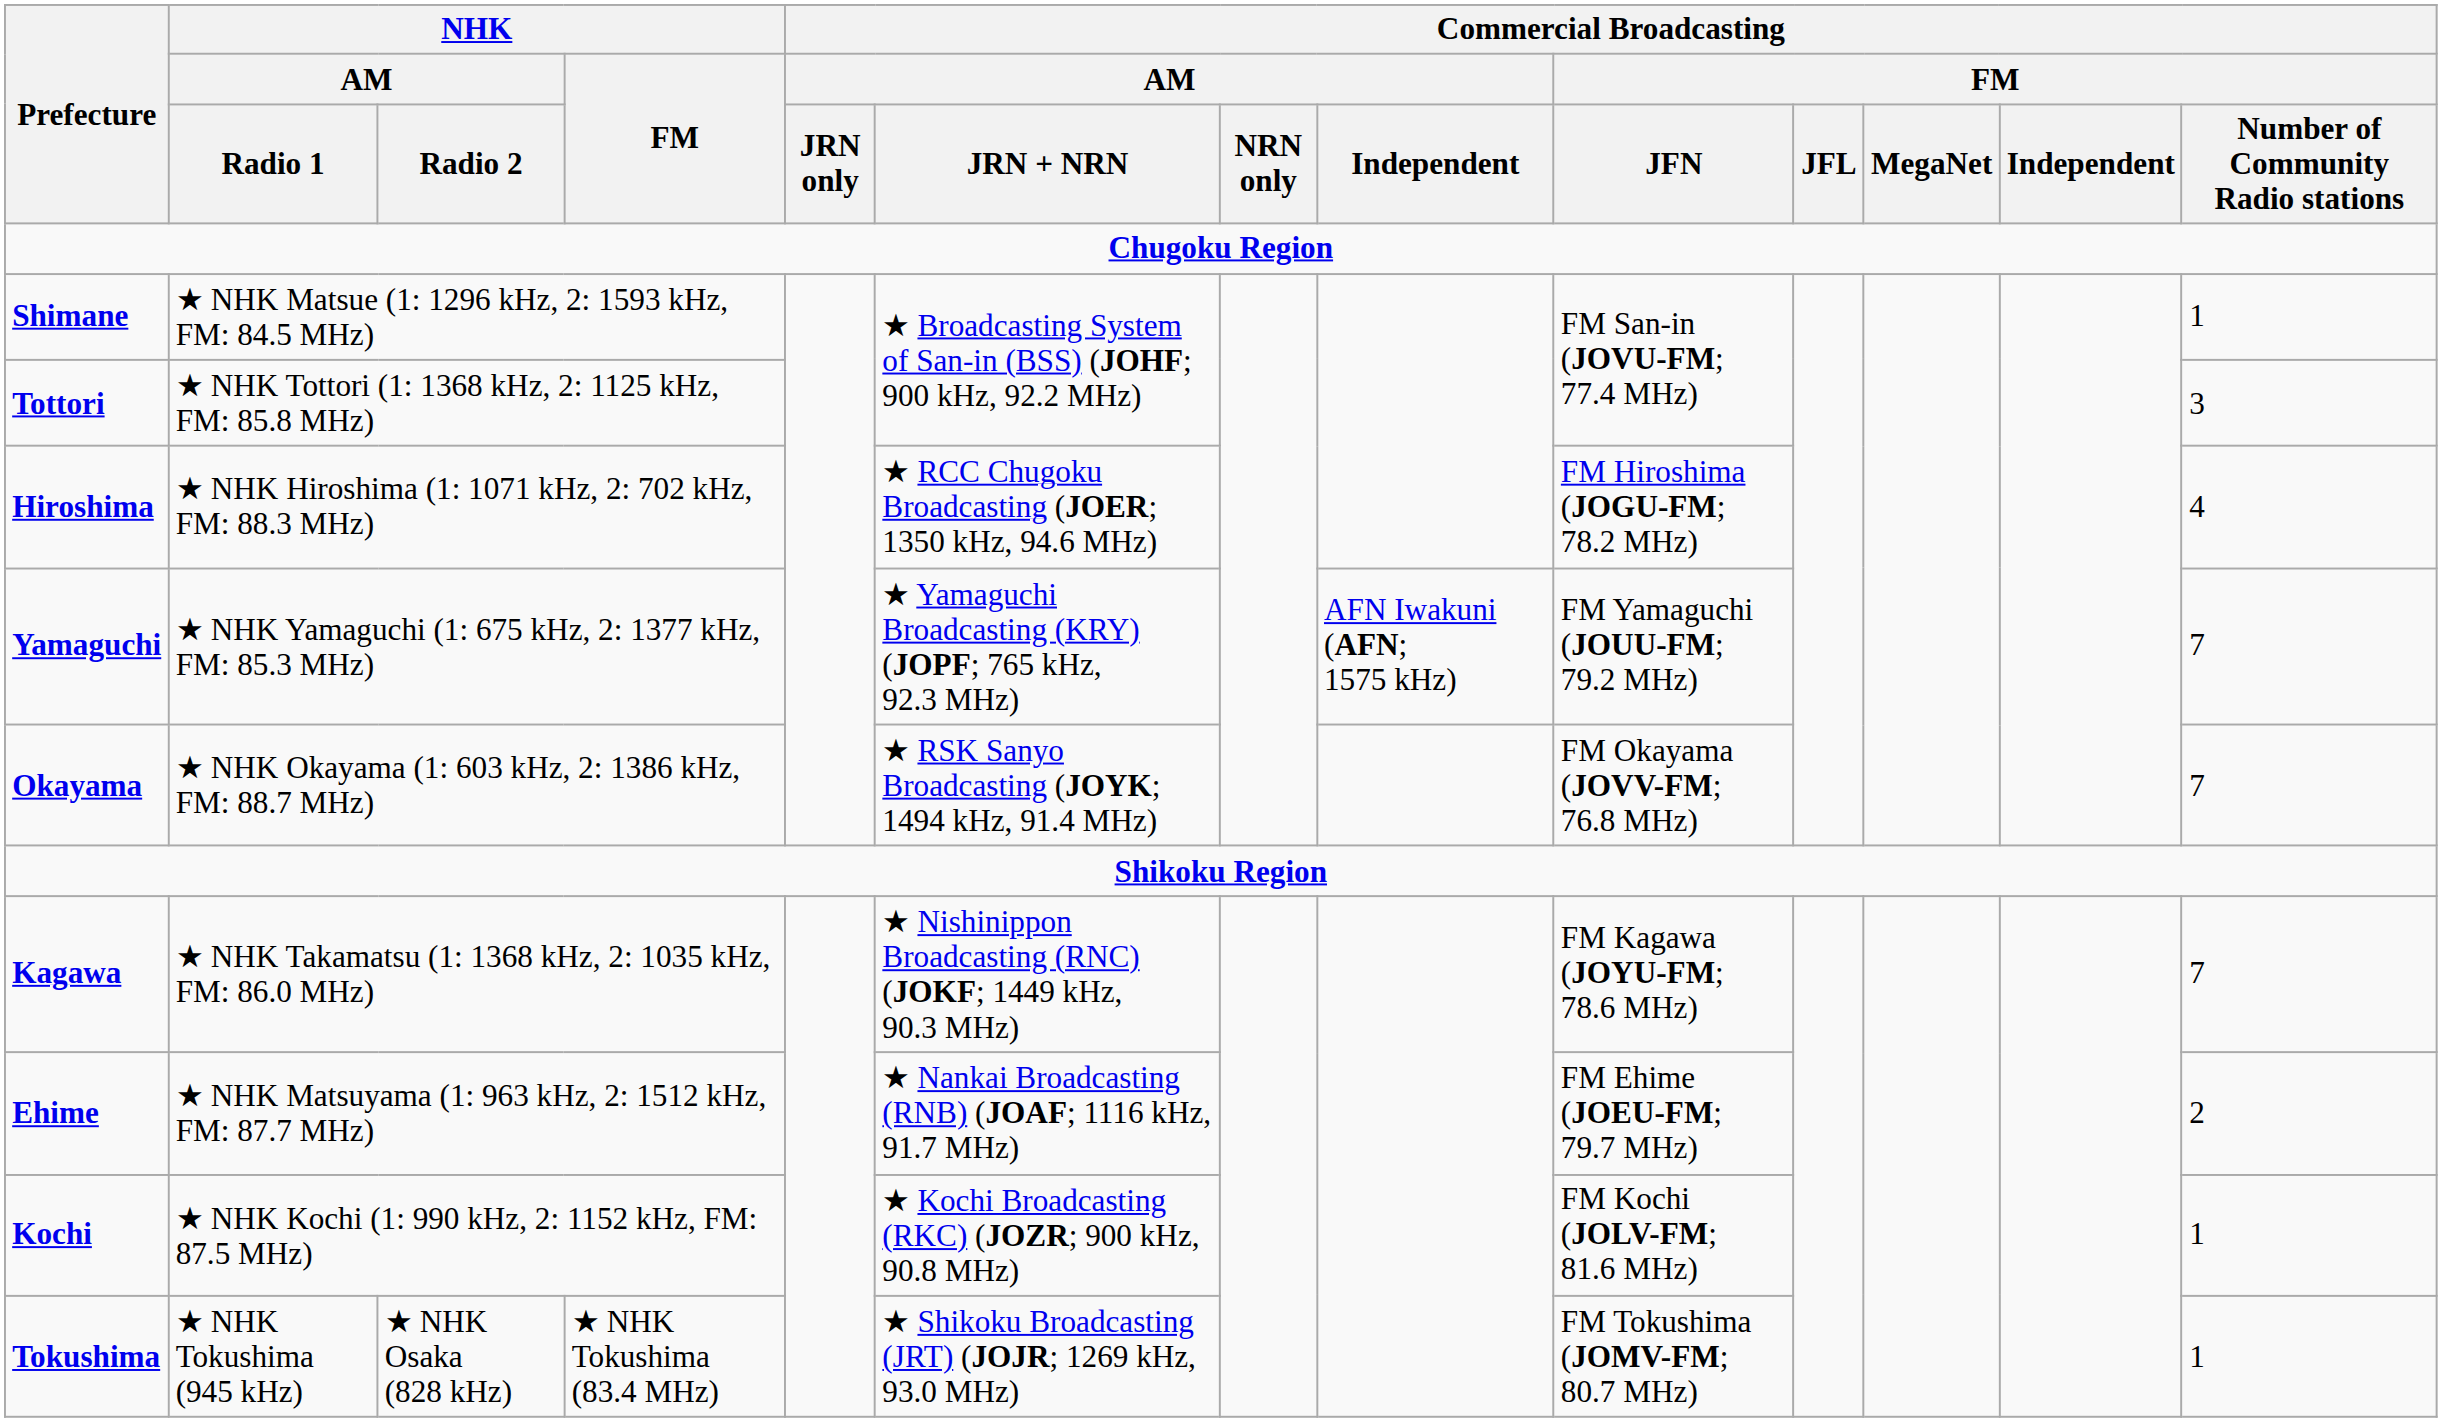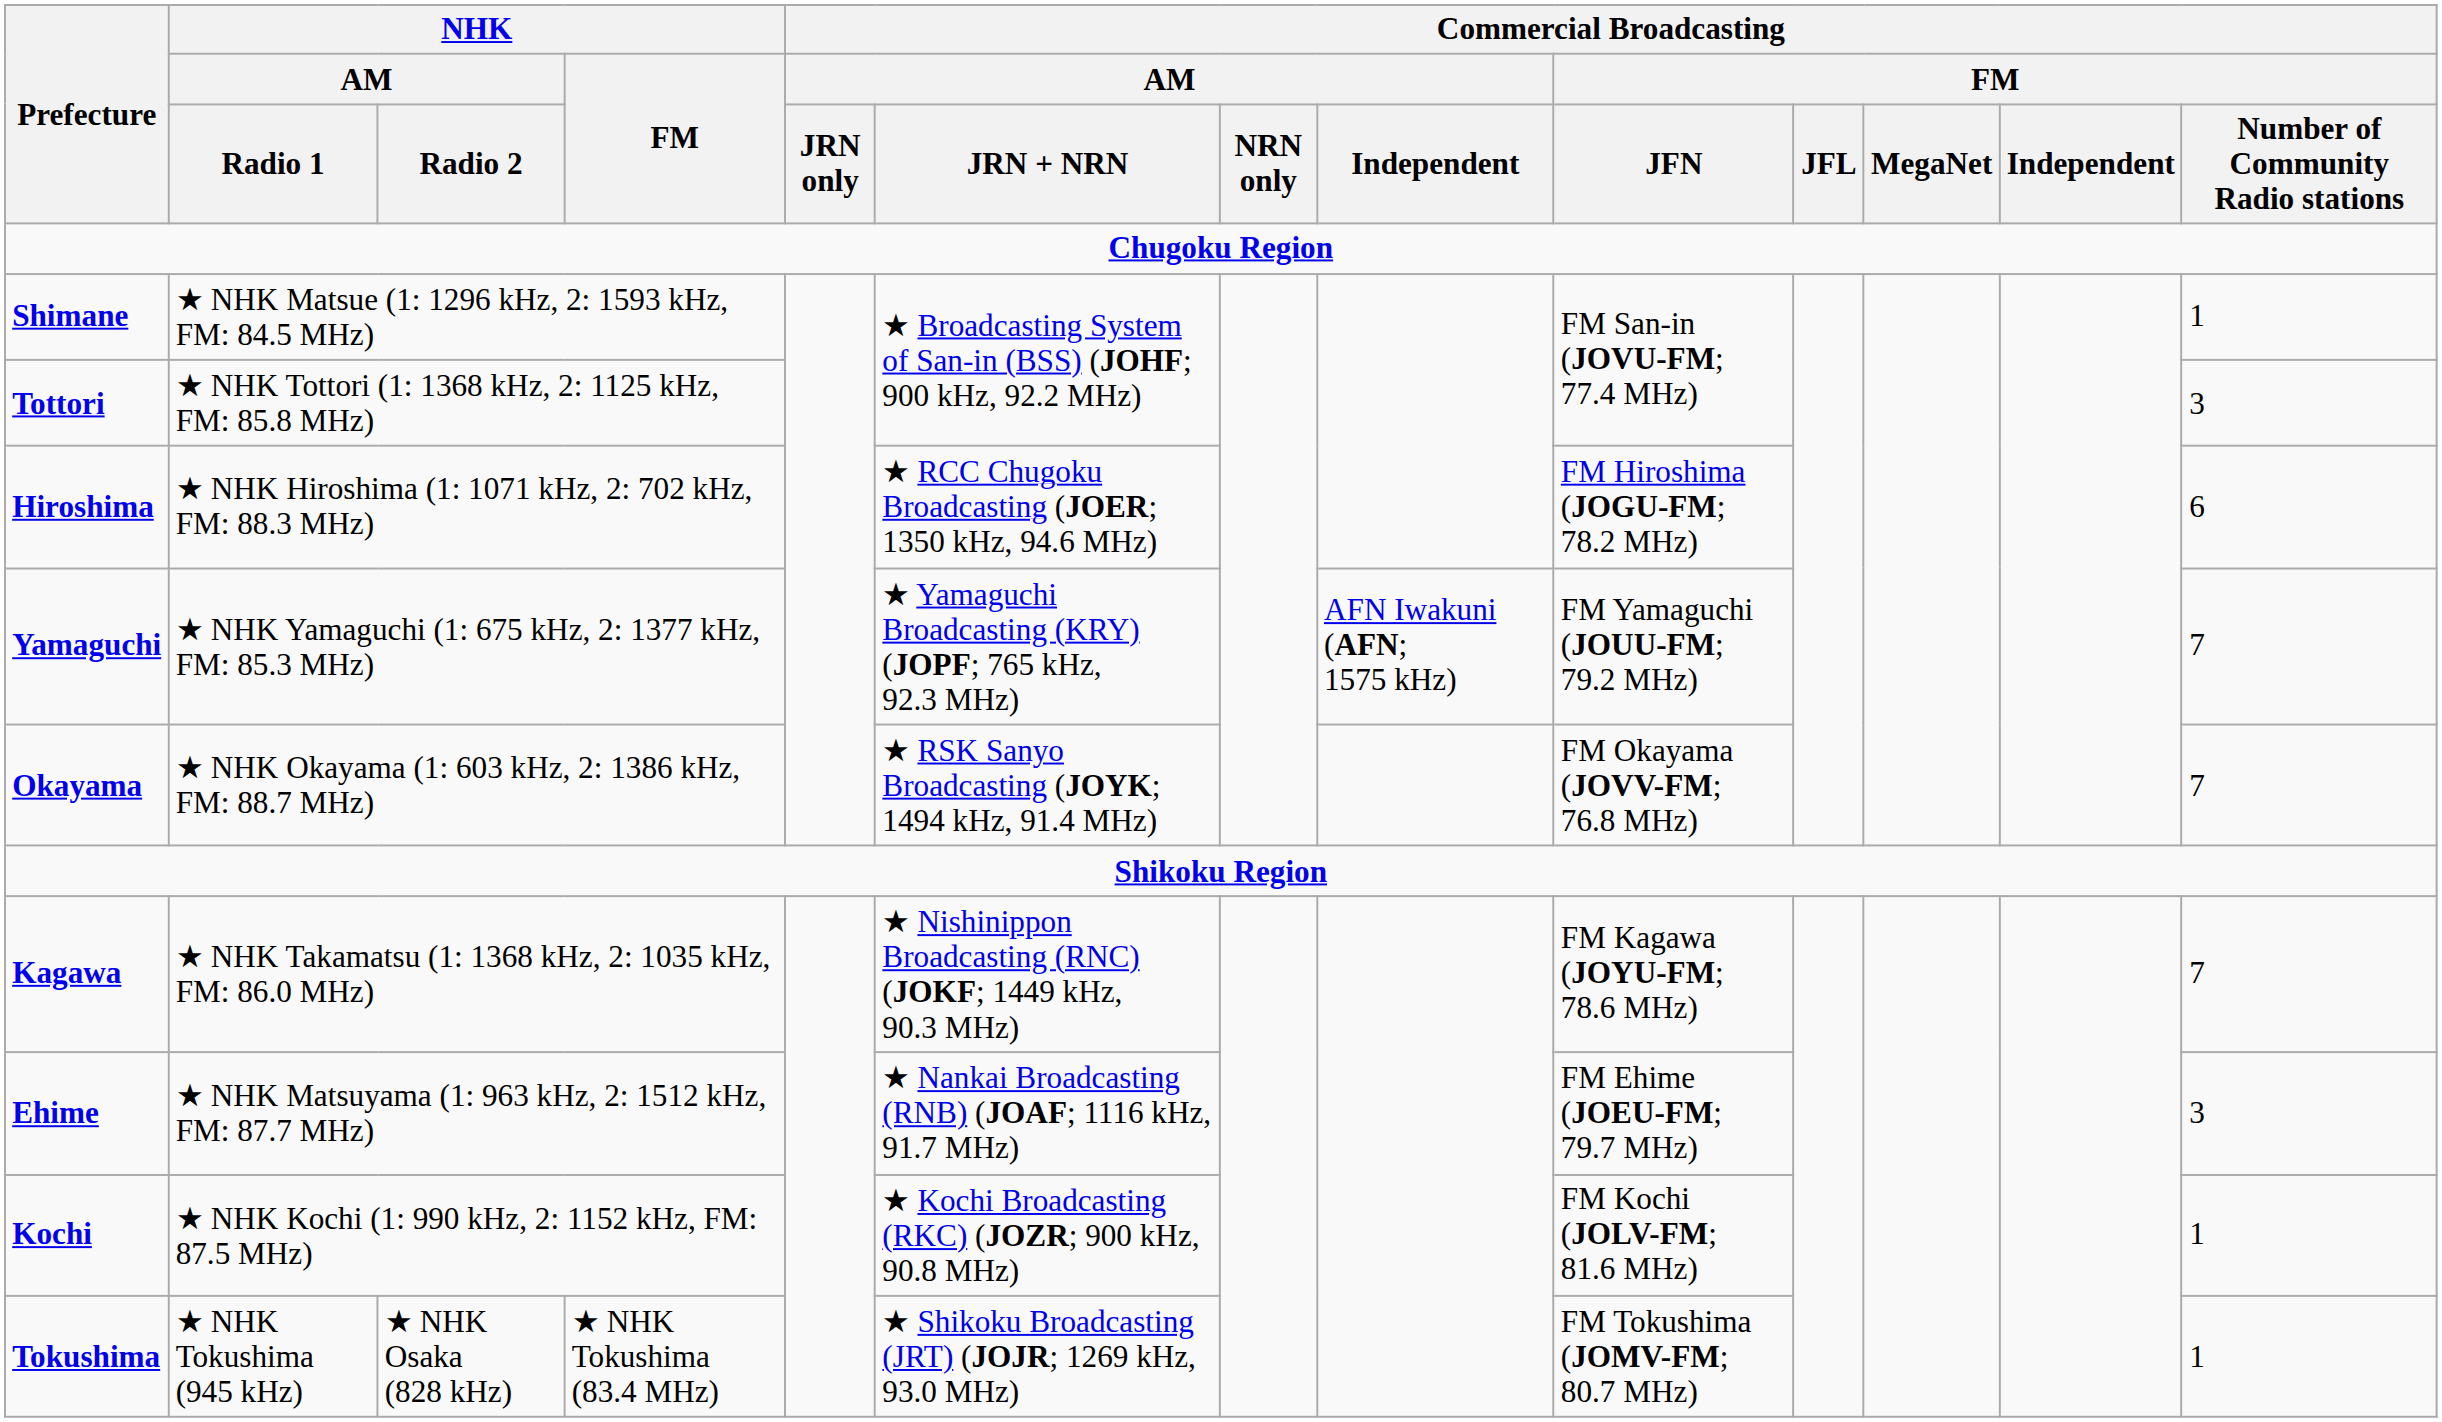(2197, 506) 4 -> (2197, 506) 6
(2197, 1112) 2 -> (2197, 1112) 3
